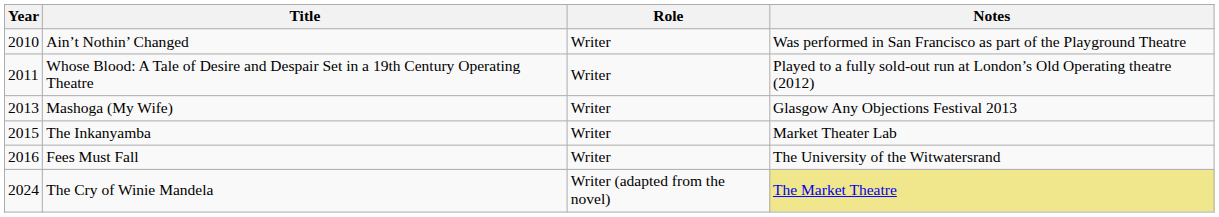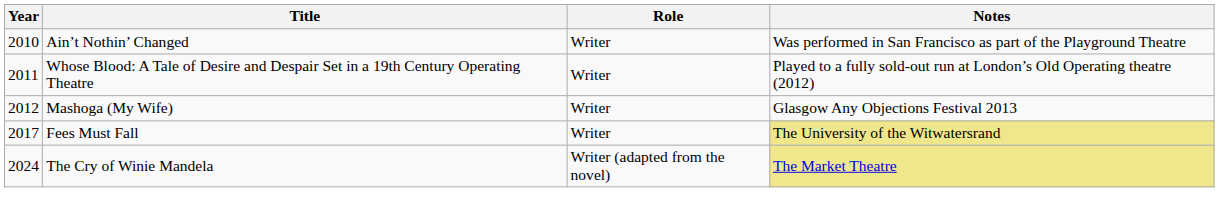(24, 108) 2013 -> (24, 108) 2012
- row: (99, 132)
(24, 157) 2016 -> (24, 132) 2017
(887, 157) no background -> (887, 132) khaki background
